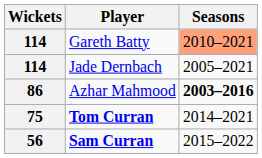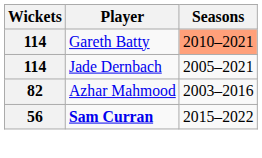(35, 91) 86 -> (35, 91) 82
(218, 91) bold -> (218, 91) normal
- row: (111, 116)
